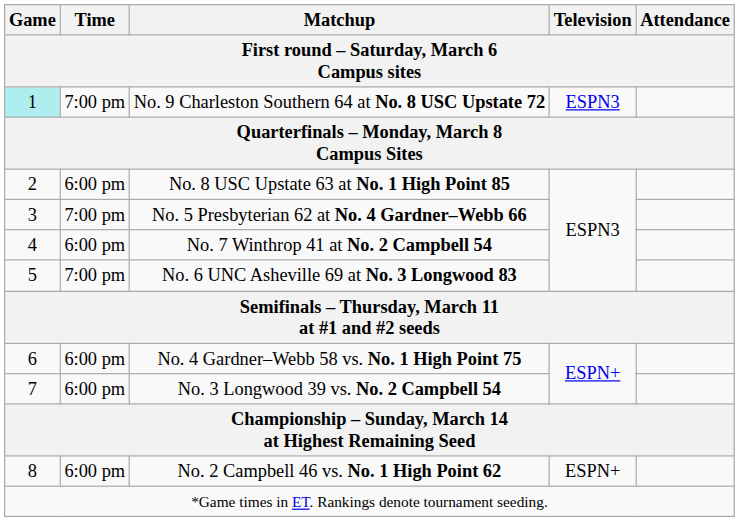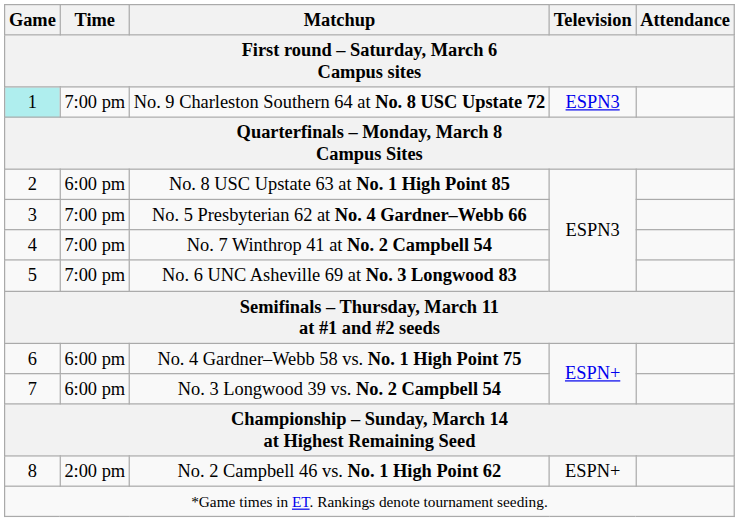(95, 245) 6:00 pm -> (95, 245) 7:00 pm
(95, 470) 6:00 pm -> (95, 470) 2:00 pm
